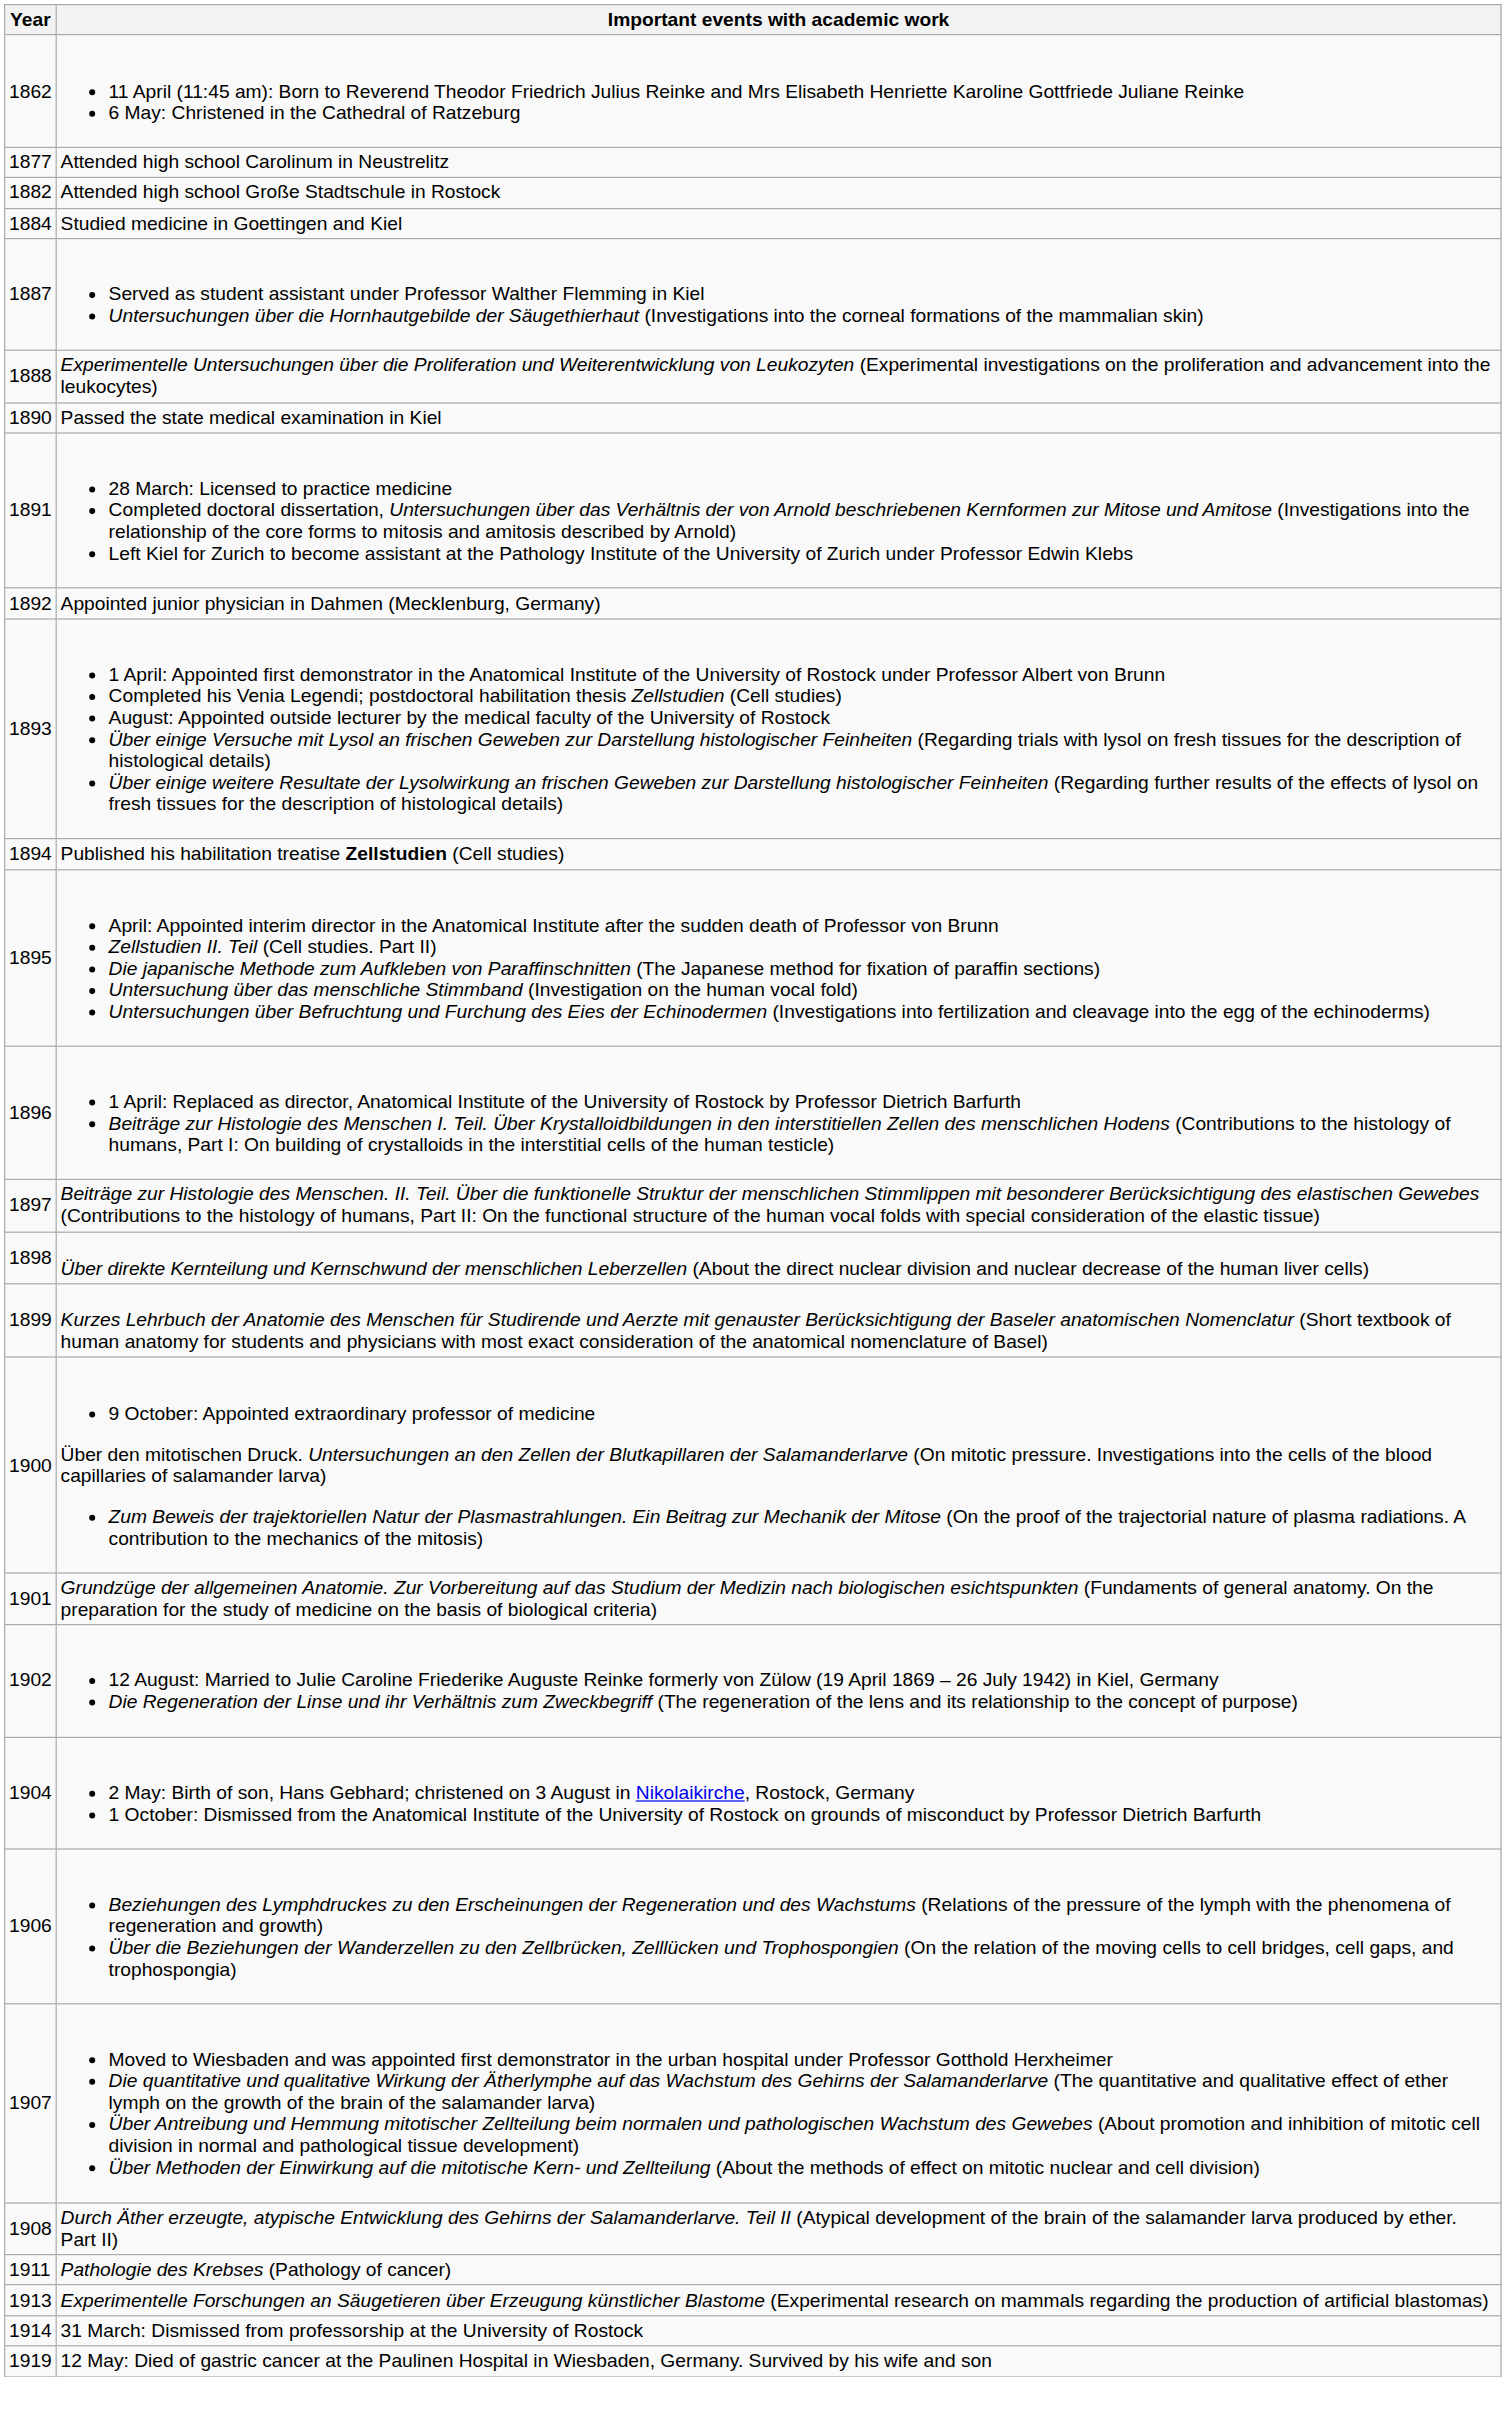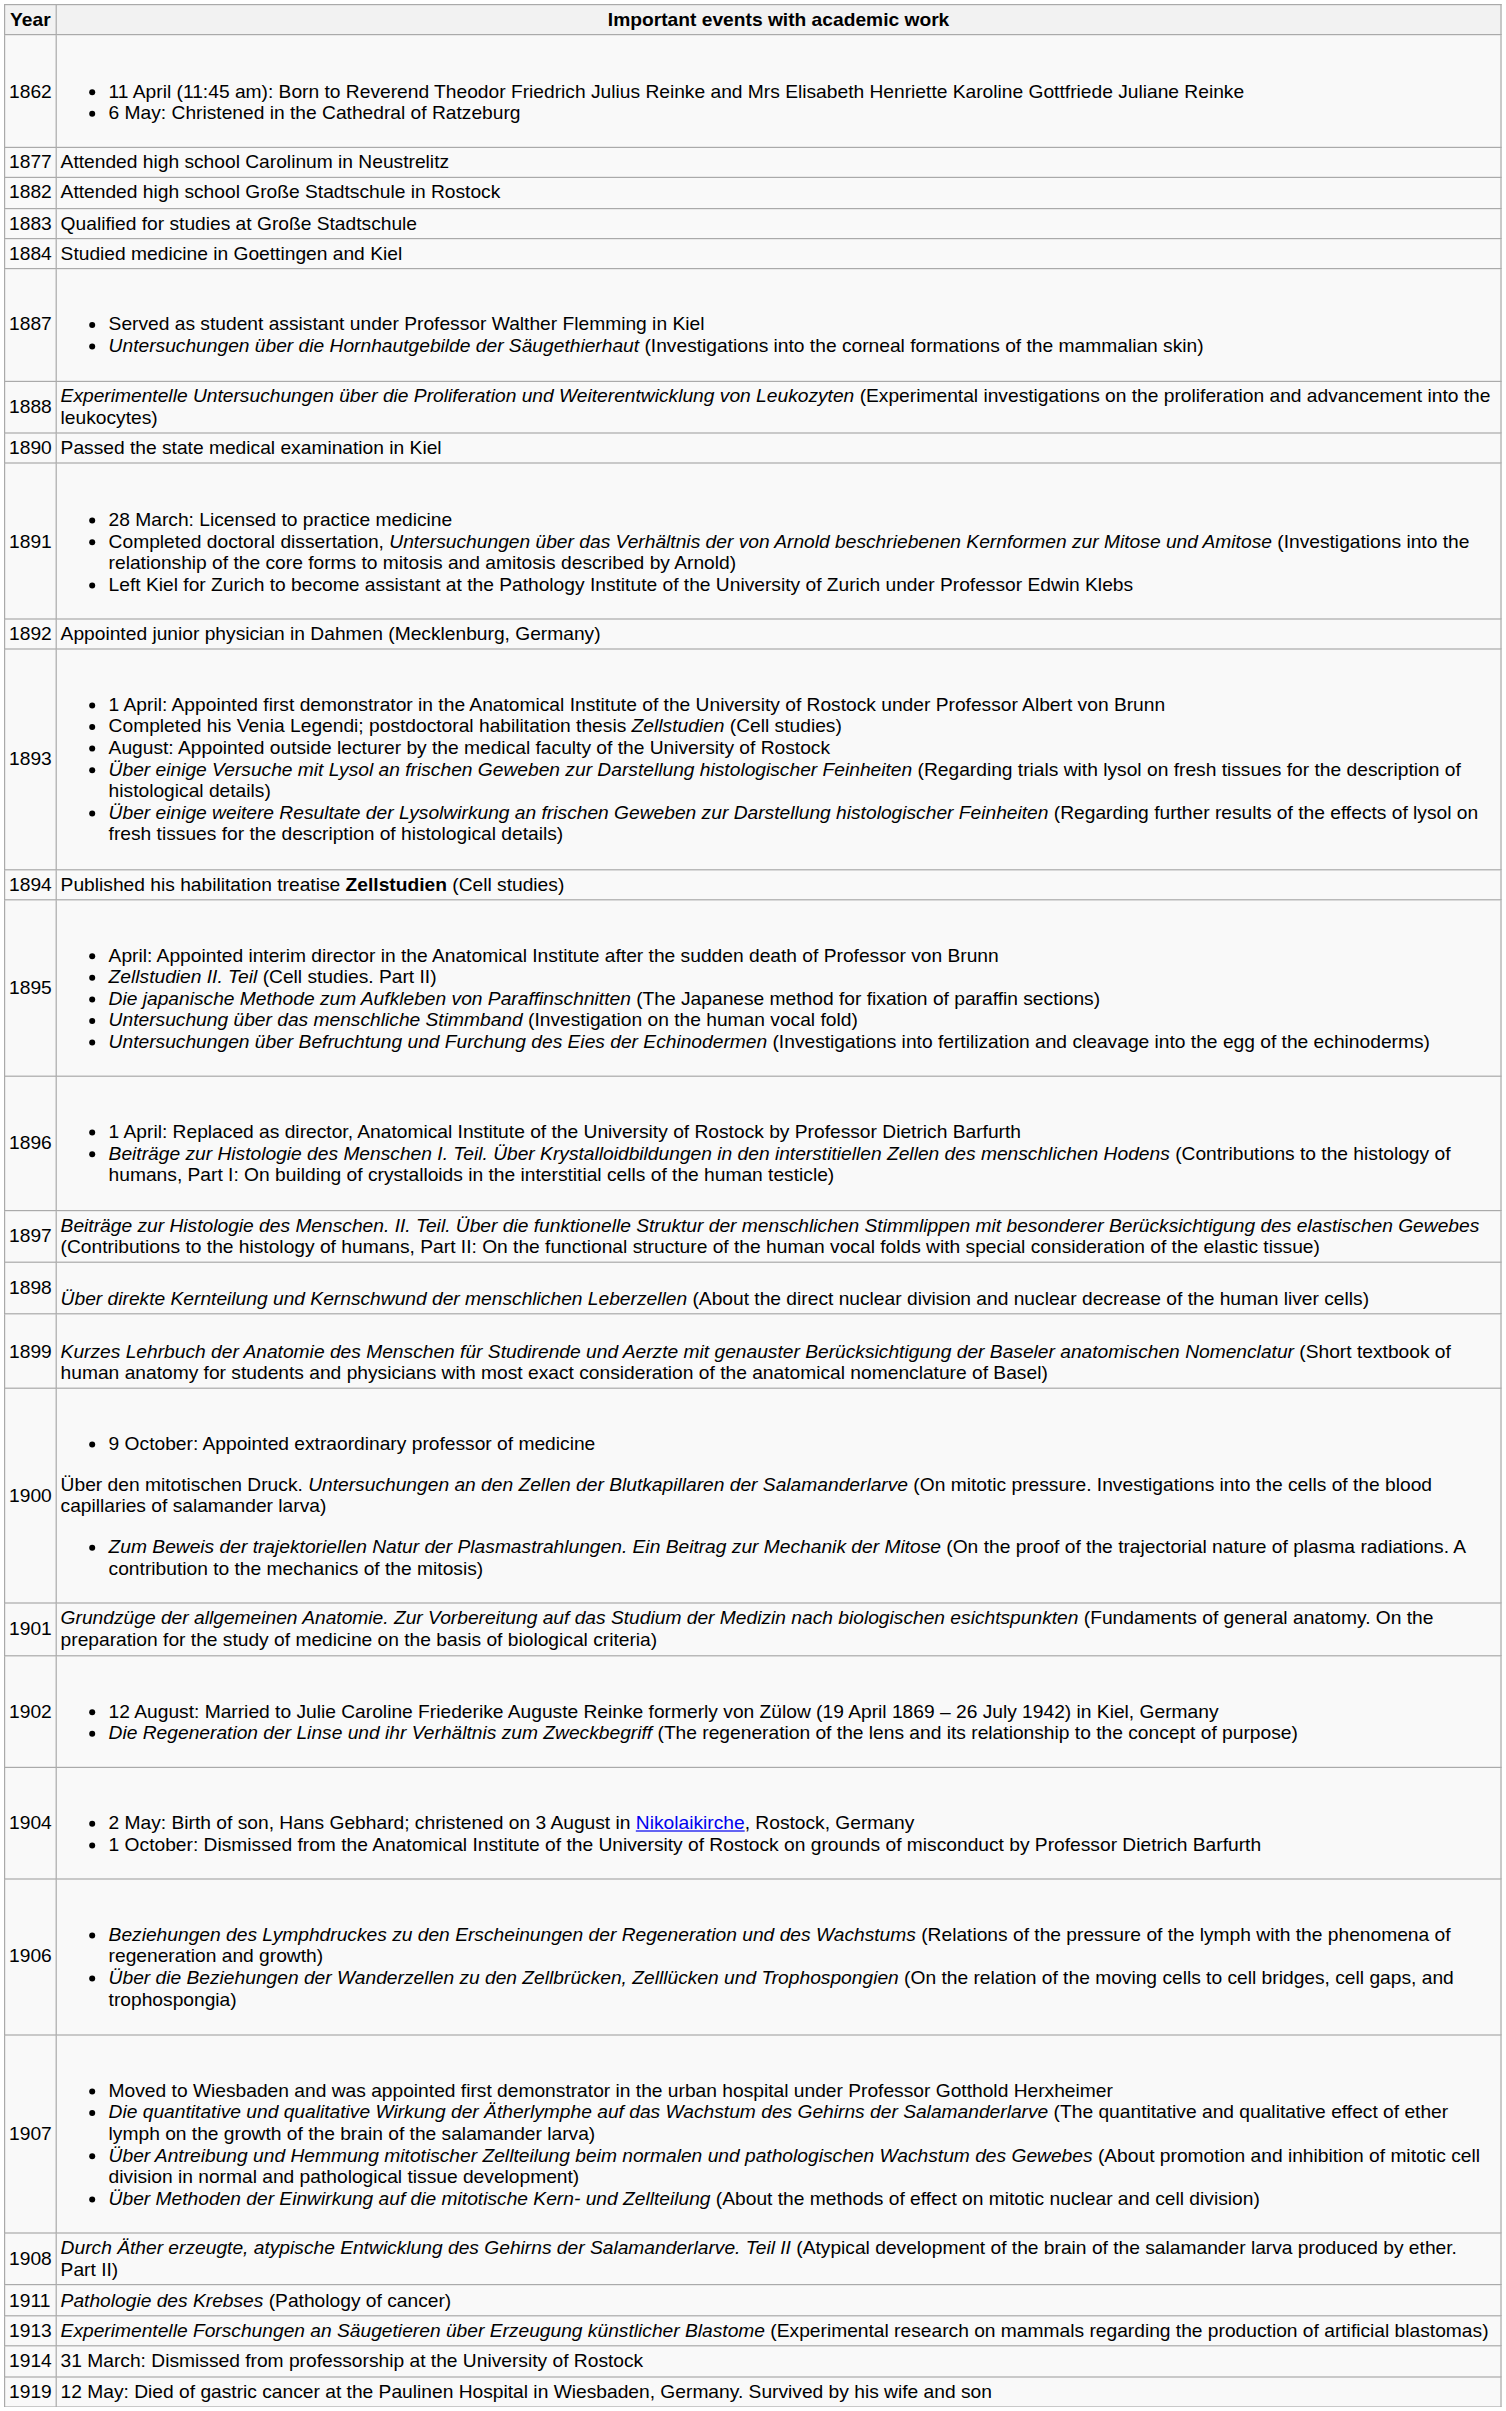+ row: (239, 223)
